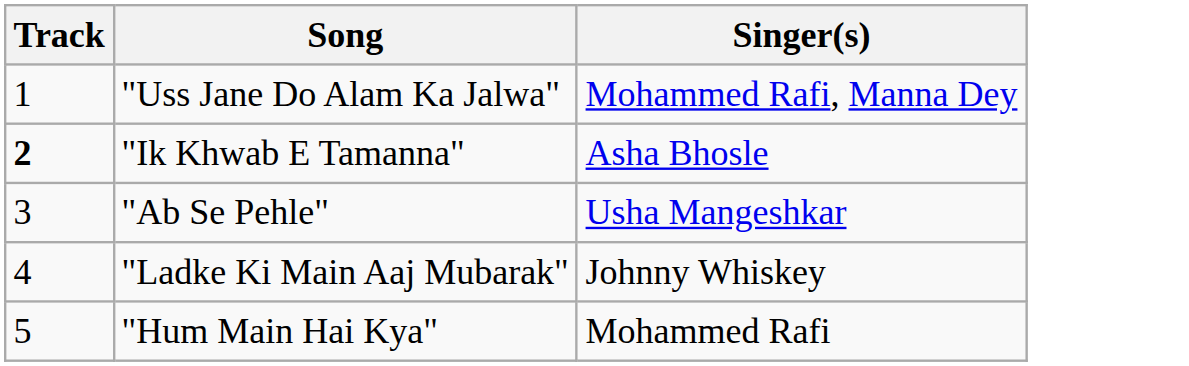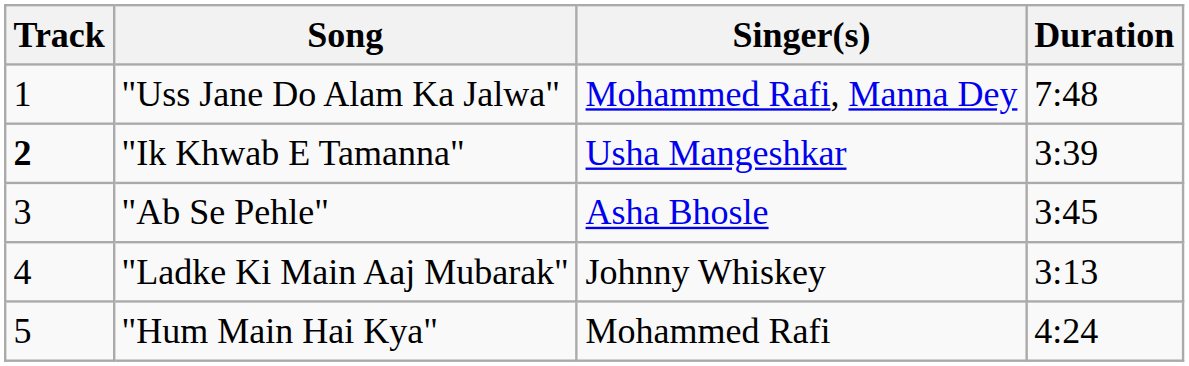+ column: (1104, 34)
(677, 153) Asha Bhosle -> (716, 153) Usha Mangeshkar
(716, 212) Usha Mangeshkar -> (677, 212) Asha Bhosle
